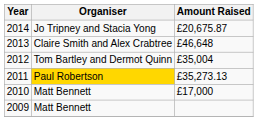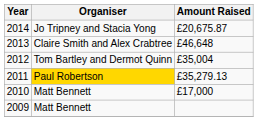(202, 76) £35,273.13 -> (202, 76) £35,279.13
